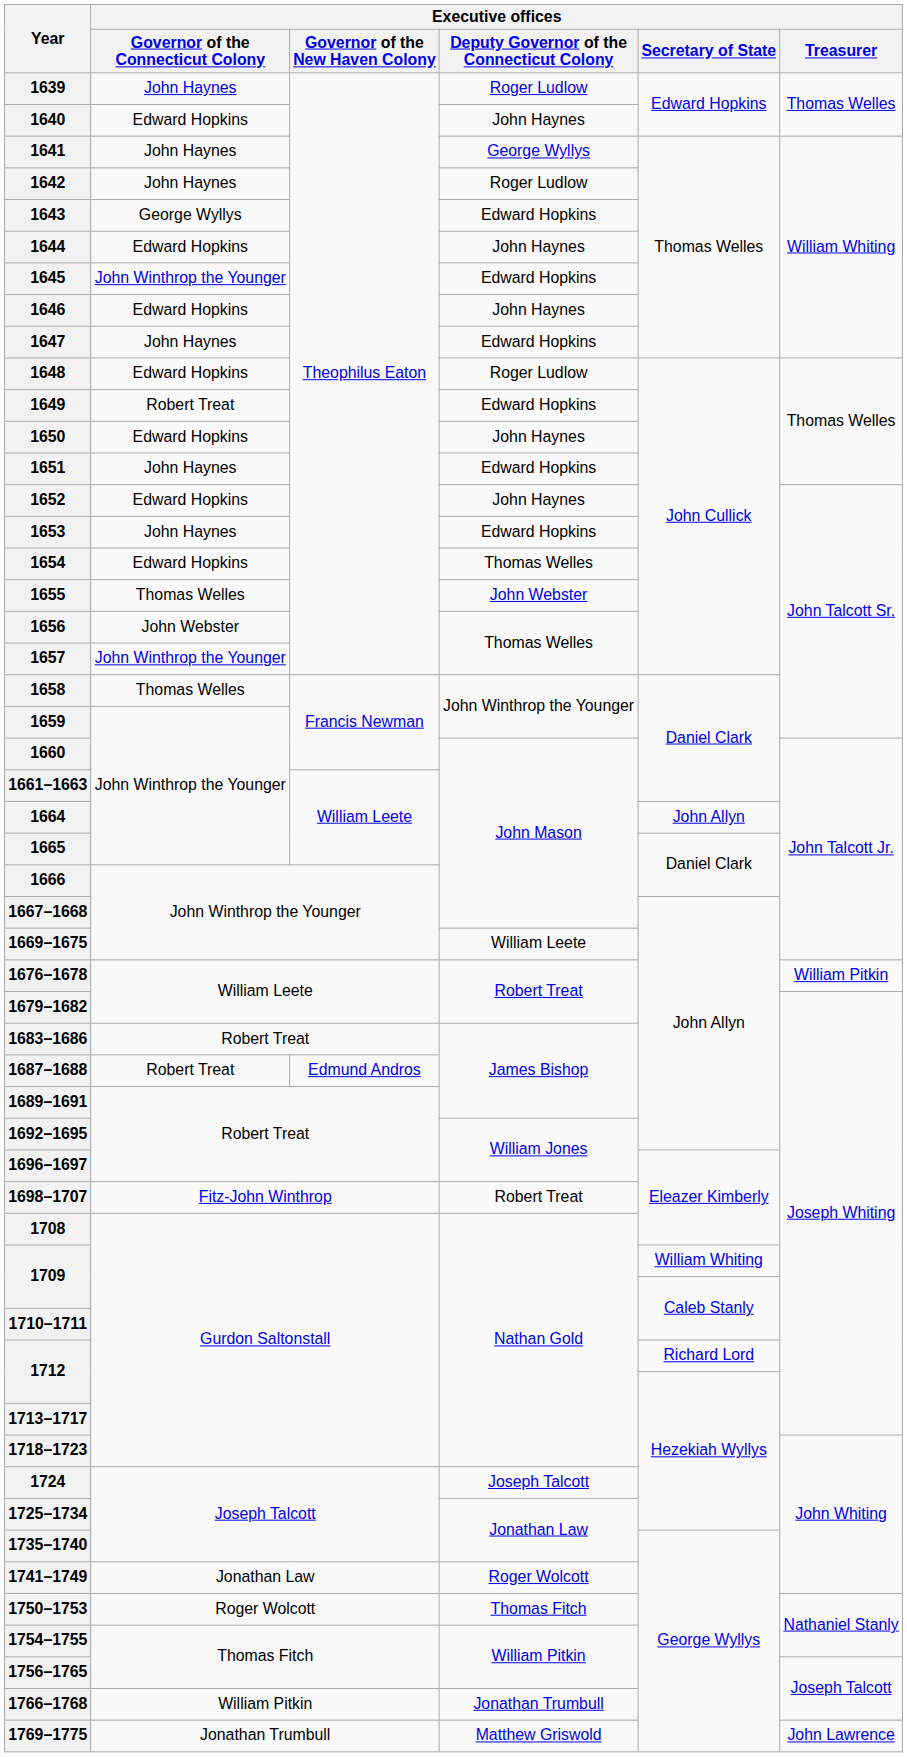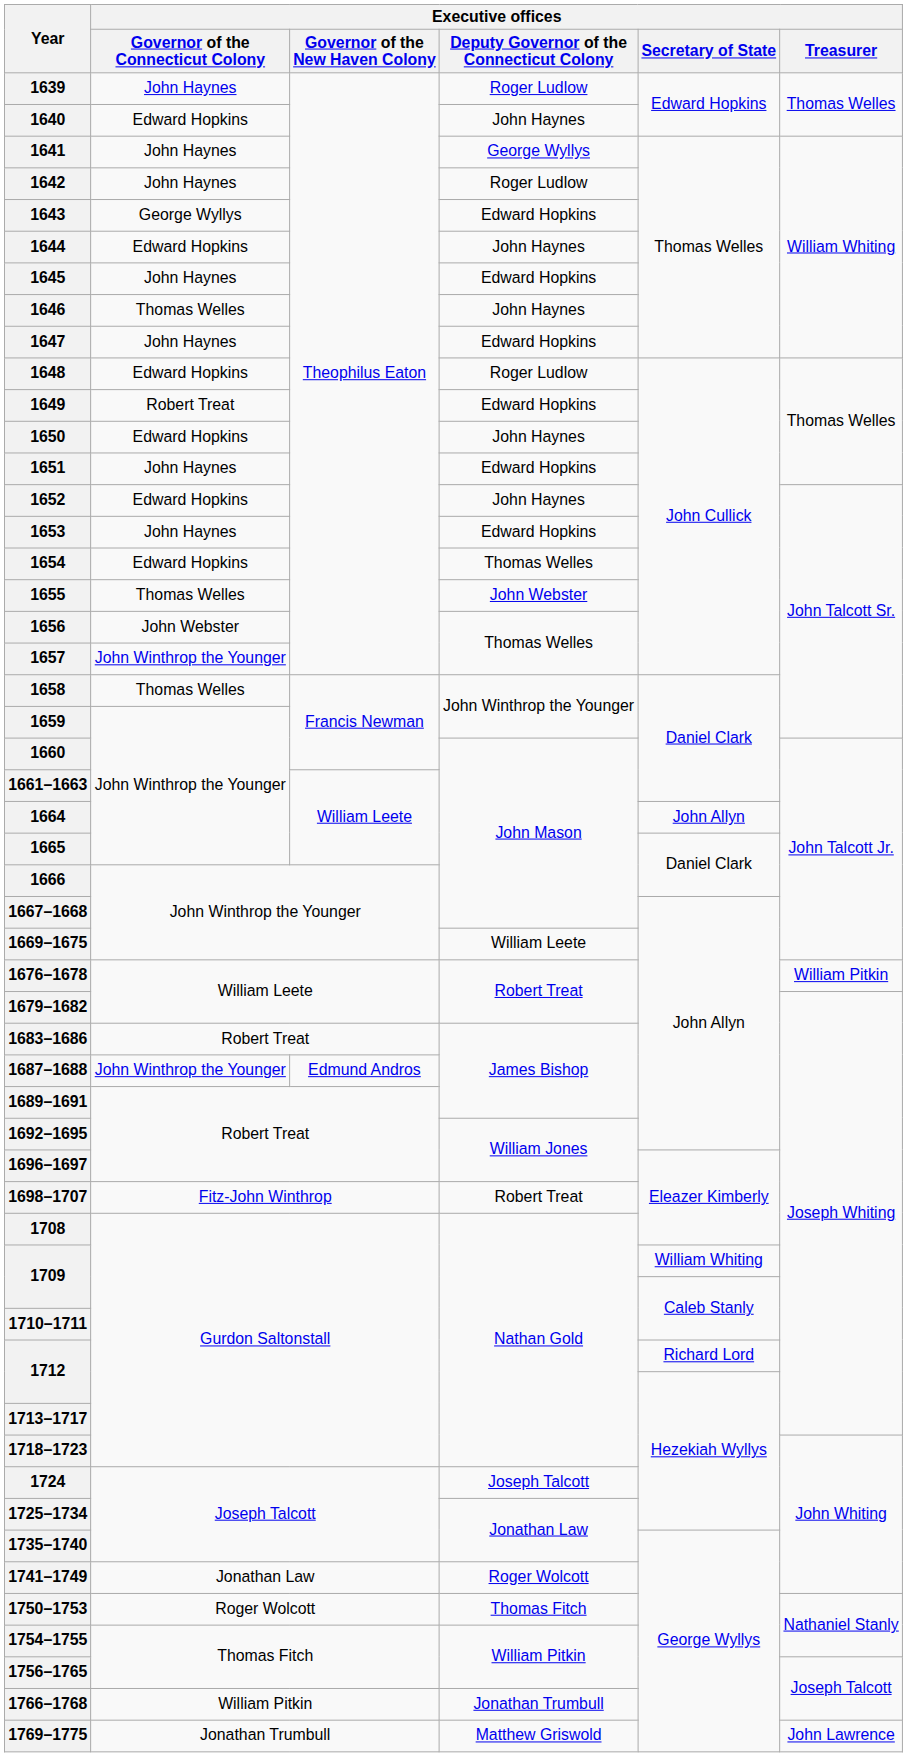(190, 278) John Winthrop the Younger -> (190, 278) John Haynes
(190, 310) Edward Hopkins -> (190, 310) Thomas Welles
(190, 1070) Robert Treat -> (190, 1070) John Winthrop the Younger
